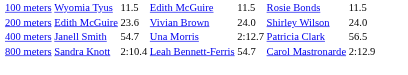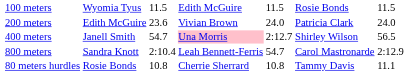(298, 22) Shirley Wilson -> (324, 22) Patricia Clark
(174, 37) no background -> (203, 37) pink background
(296, 37) Patricia Clark -> (327, 37) Shirley Wilson
+ row: (43, 66)
